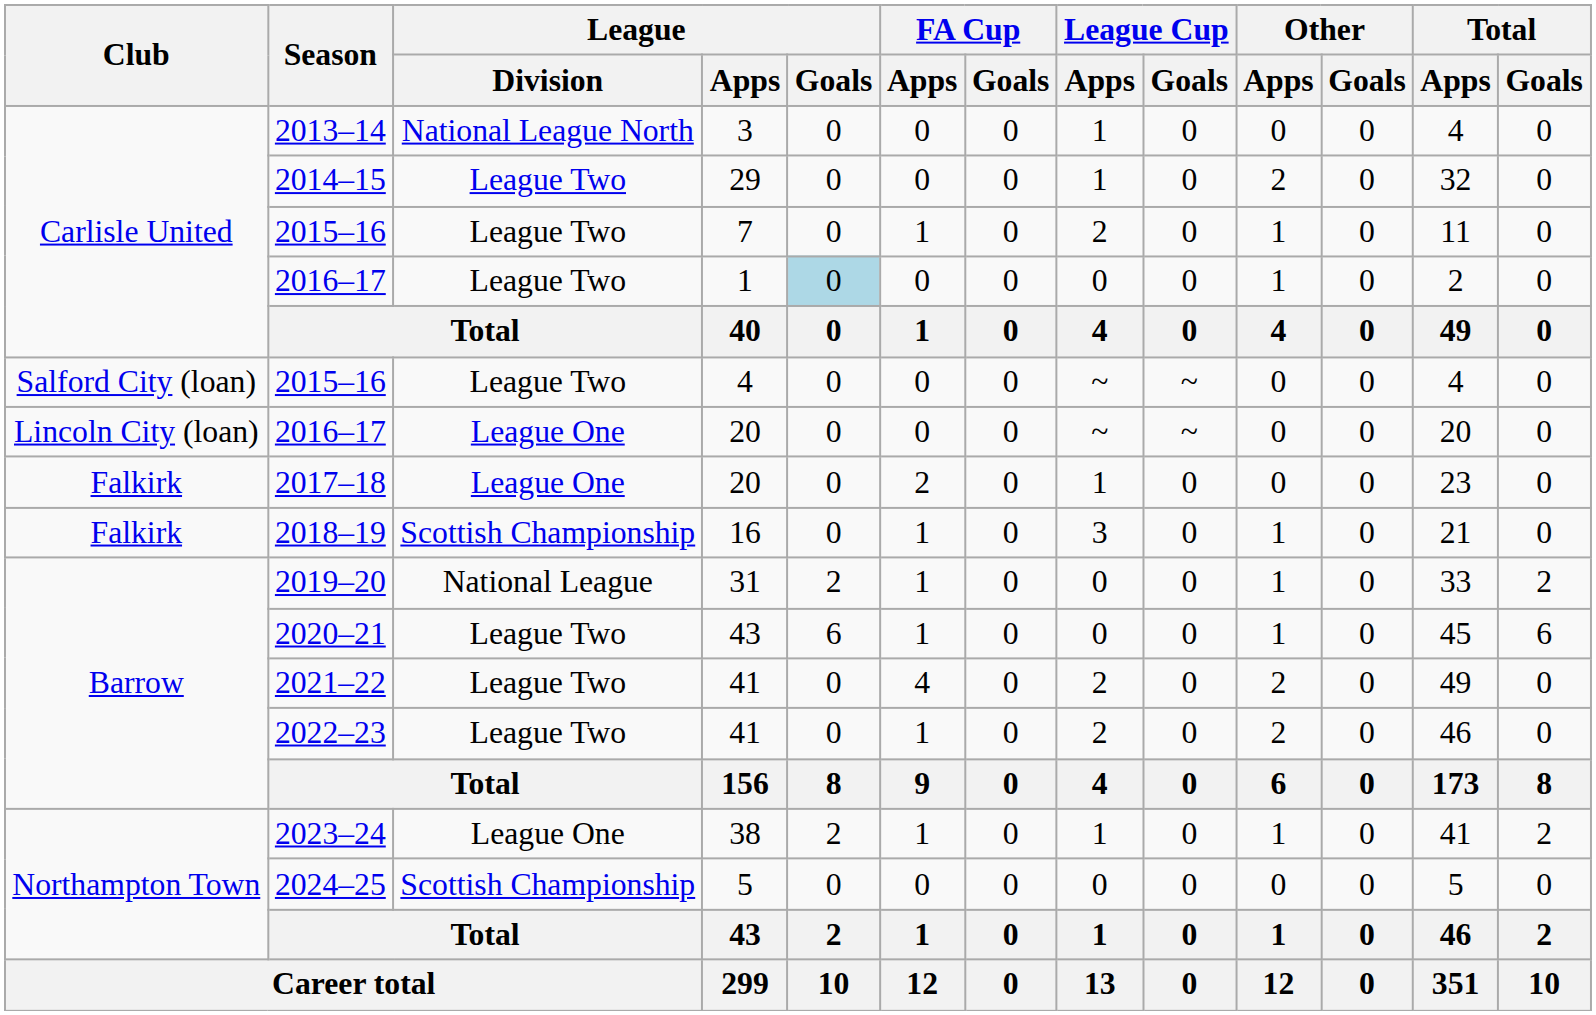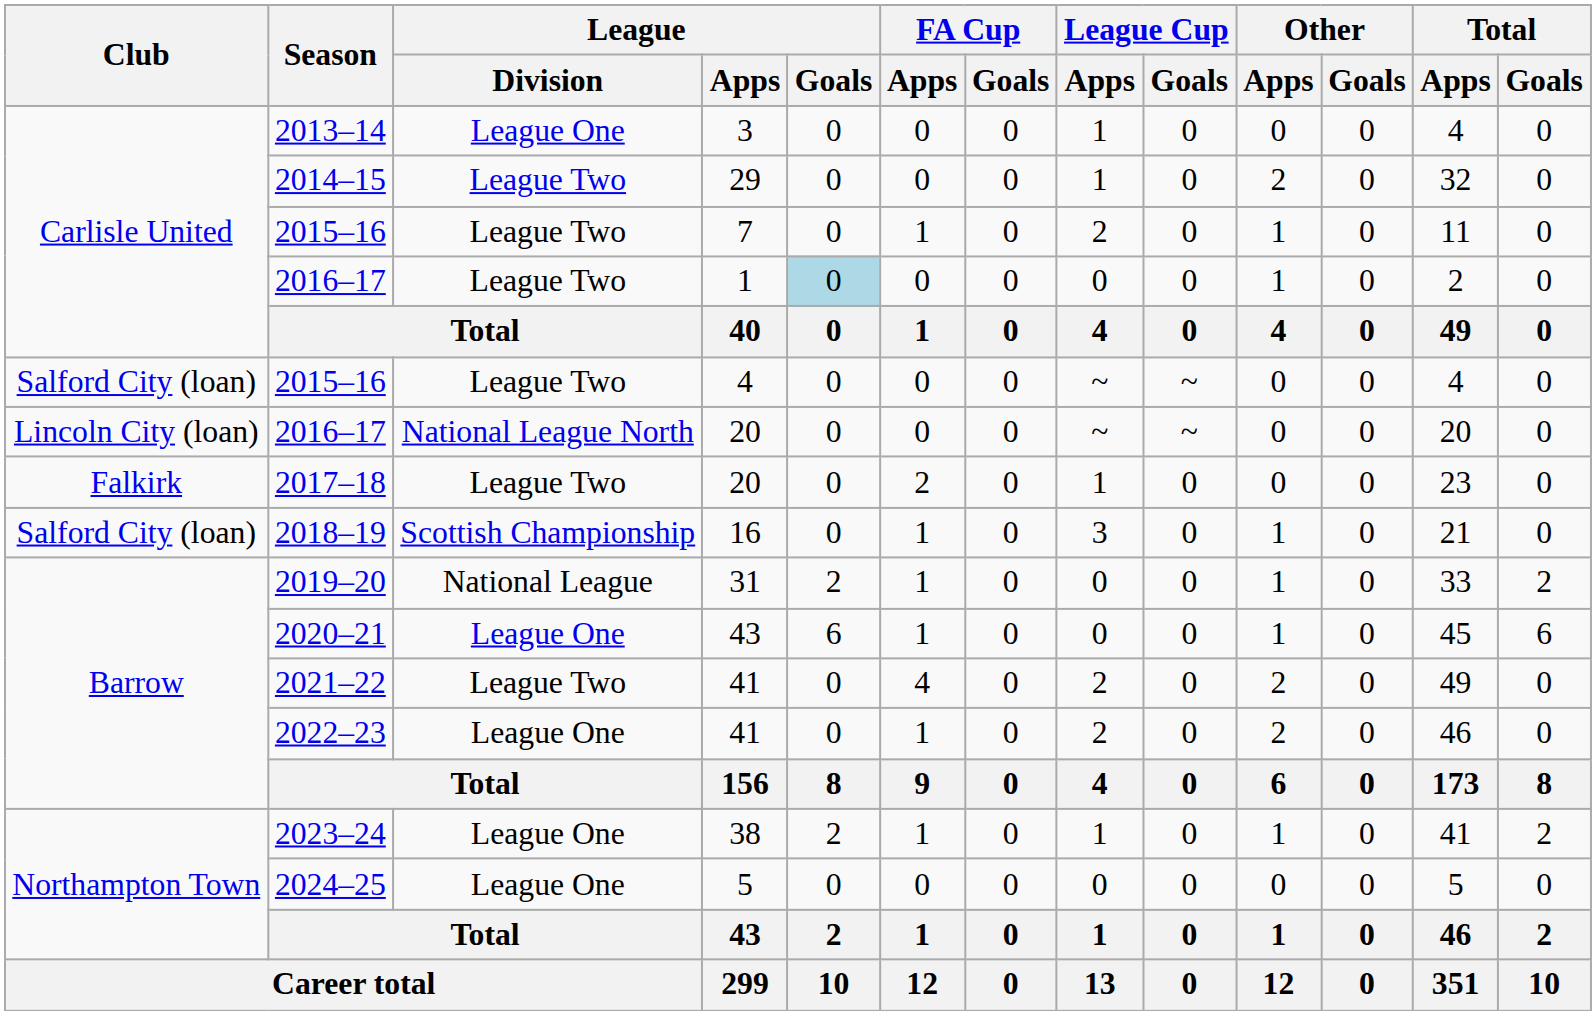(548, 130) National League North -> (548, 130) League One
(548, 431) League One -> (548, 431) National League North
(548, 481) League One -> (548, 481) League Two
(136, 532) Falkirk -> (136, 532) Salford City (loan)
(548, 632) League Two -> (548, 632) League One
(548, 733) League Two -> (548, 733) League One
(548, 883) Scottish Championship -> (548, 883) League One
